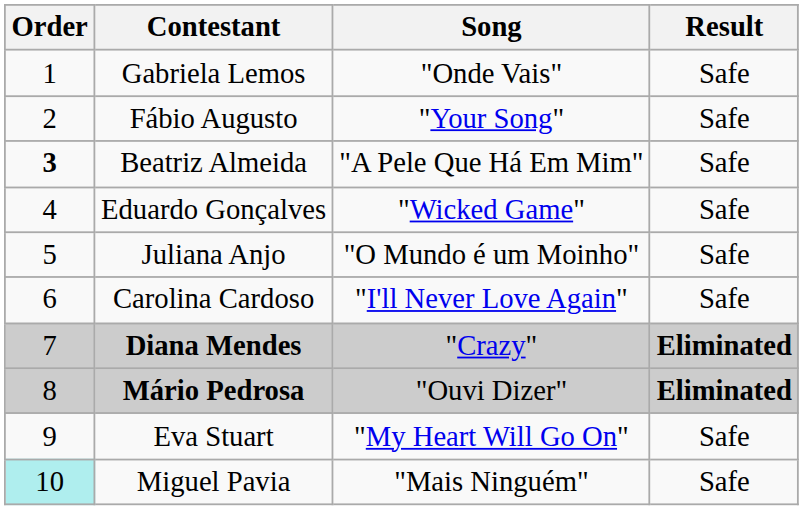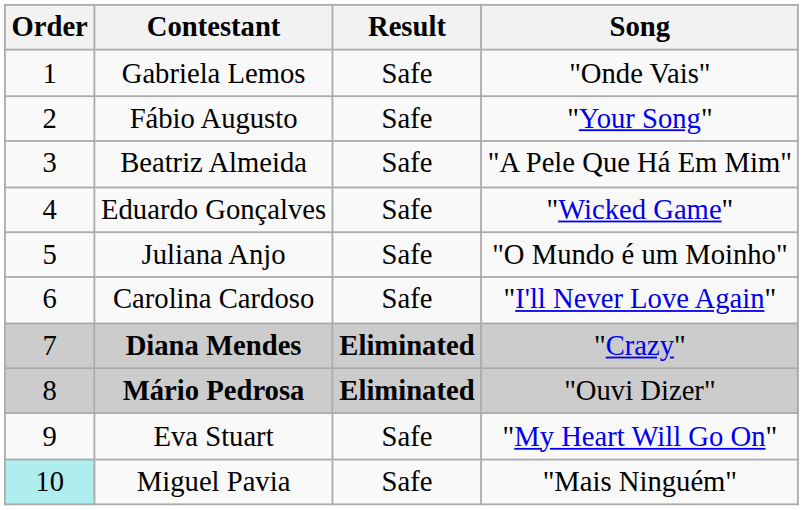columns swapped: (491, 27) <-> (724, 27)
(50, 163) bold -> (50, 163) normal
